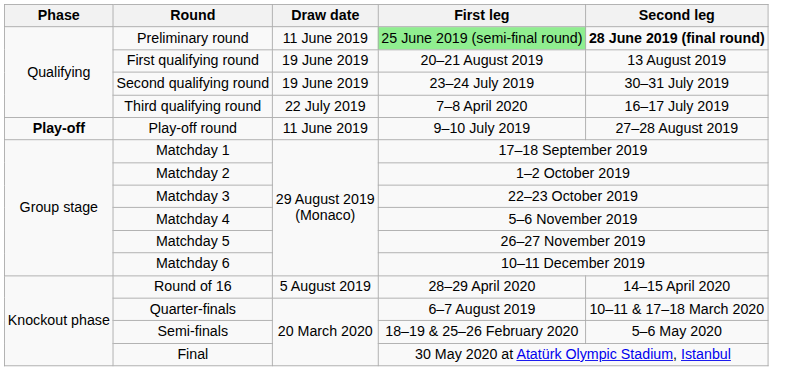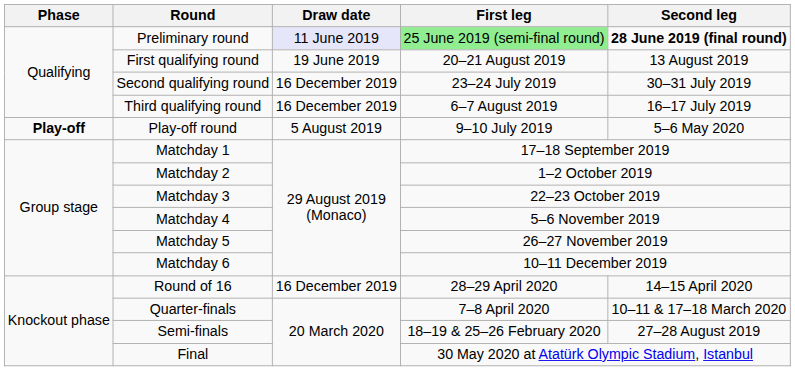(325, 38) no background -> (336, 38) lavender background
(325, 83) 19 June 2019 -> (336, 83) 16 December 2019
(325, 106) 22 July 2019 -> (336, 106) 16 December 2019
(482, 106) 7–8 April 2020 -> (504, 106) 6–7 August 2019
(325, 128) 11 June 2019 -> (336, 128) 5 August 2019
(677, 128) 27–28 August 2019 -> (699, 128) 5–6 May 2020
(325, 286) 5 August 2019 -> (336, 286) 16 December 2019
(482, 309) 6–7 August 2019 -> (504, 309) 7–8 April 2020
(677, 331) 5–6 May 2020 -> (699, 331) 27–28 August 2019
